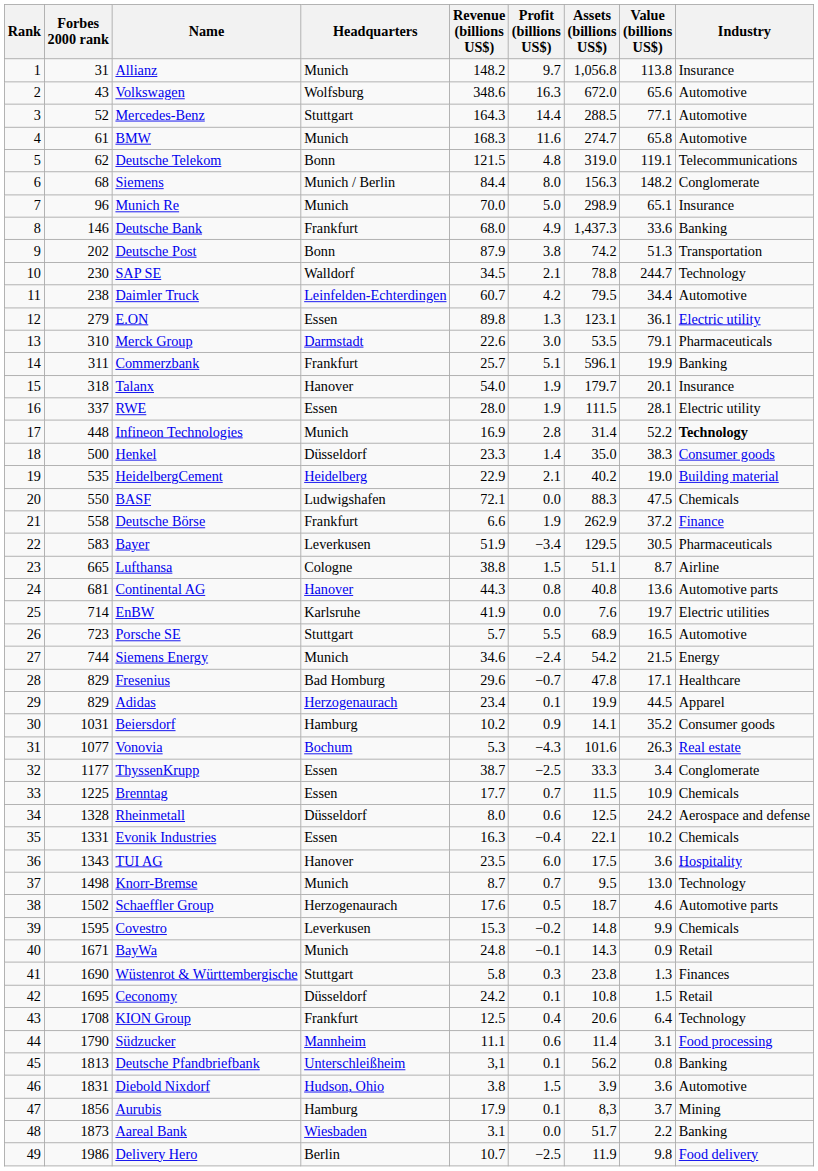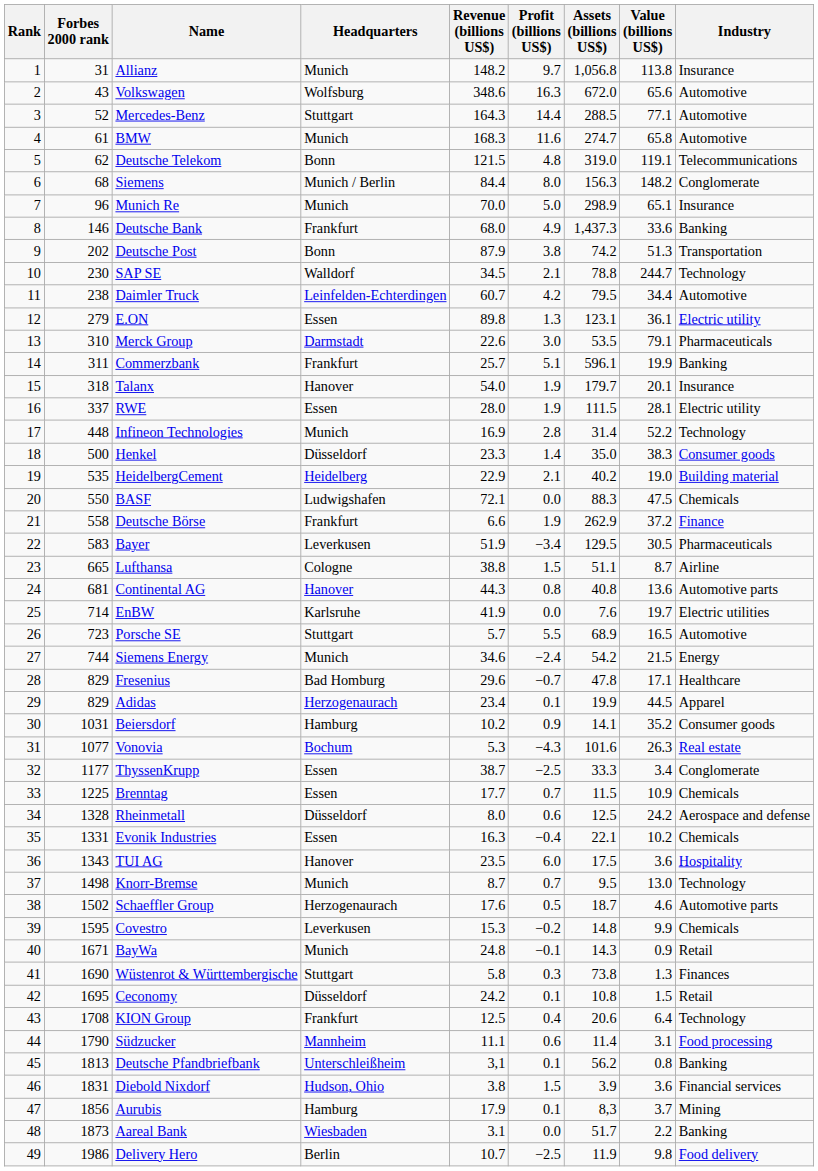(713, 431) bold -> (712, 431) normal
(604, 973) 23.8 -> (604, 973) 73.8
(713, 1086) Automotive -> (730, 1086) Financial services
